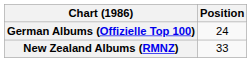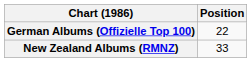(222, 31) 24 -> (222, 31) 22
